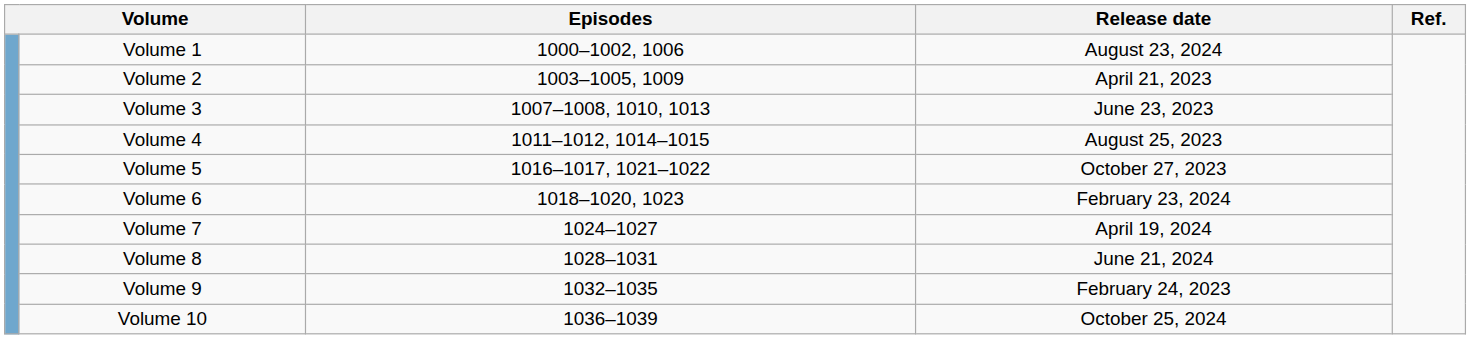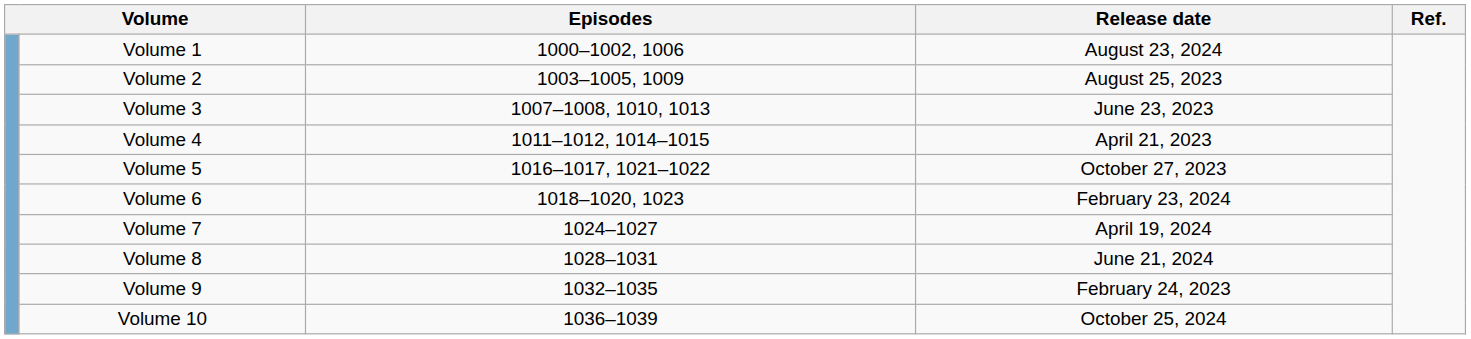(1154, 79) April 21, 2023 -> (1154, 79) August 25, 2023
(1154, 139) August 25, 2023 -> (1154, 139) April 21, 2023
